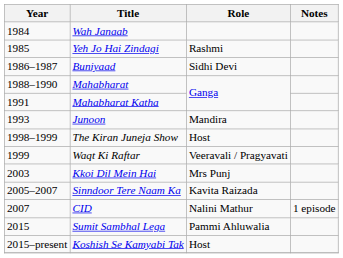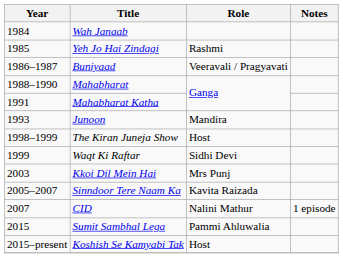(213, 66) Sidhi Devi -> (238, 66) Veeravali / Pragyavati
(238, 155) Veeravali / Pragyavati -> (213, 155) Sidhi Devi
